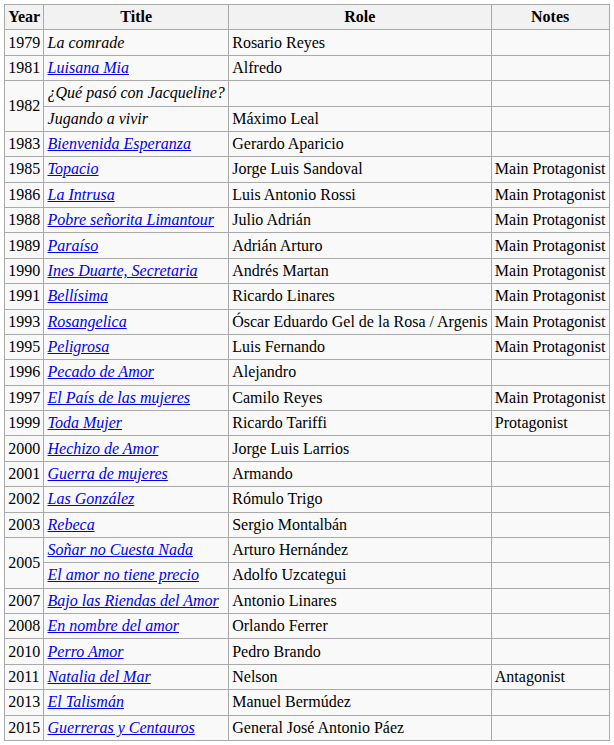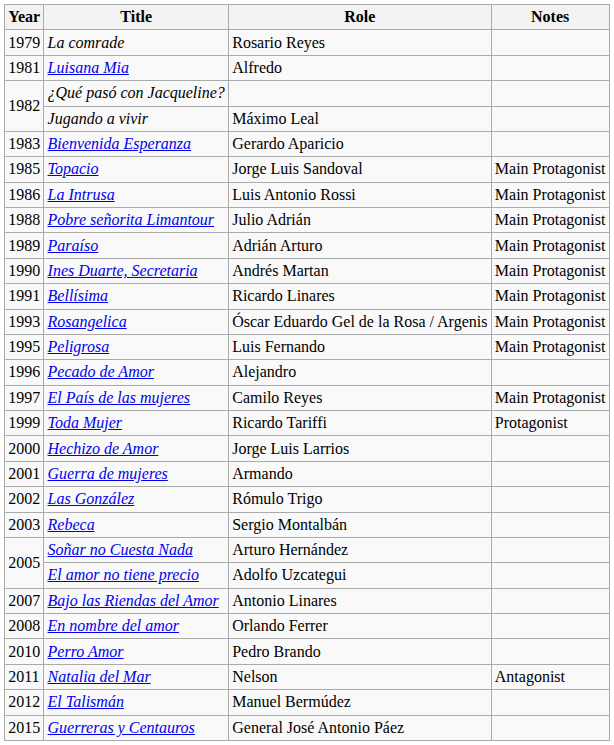(24, 702) 2013 -> (24, 702) 2012
